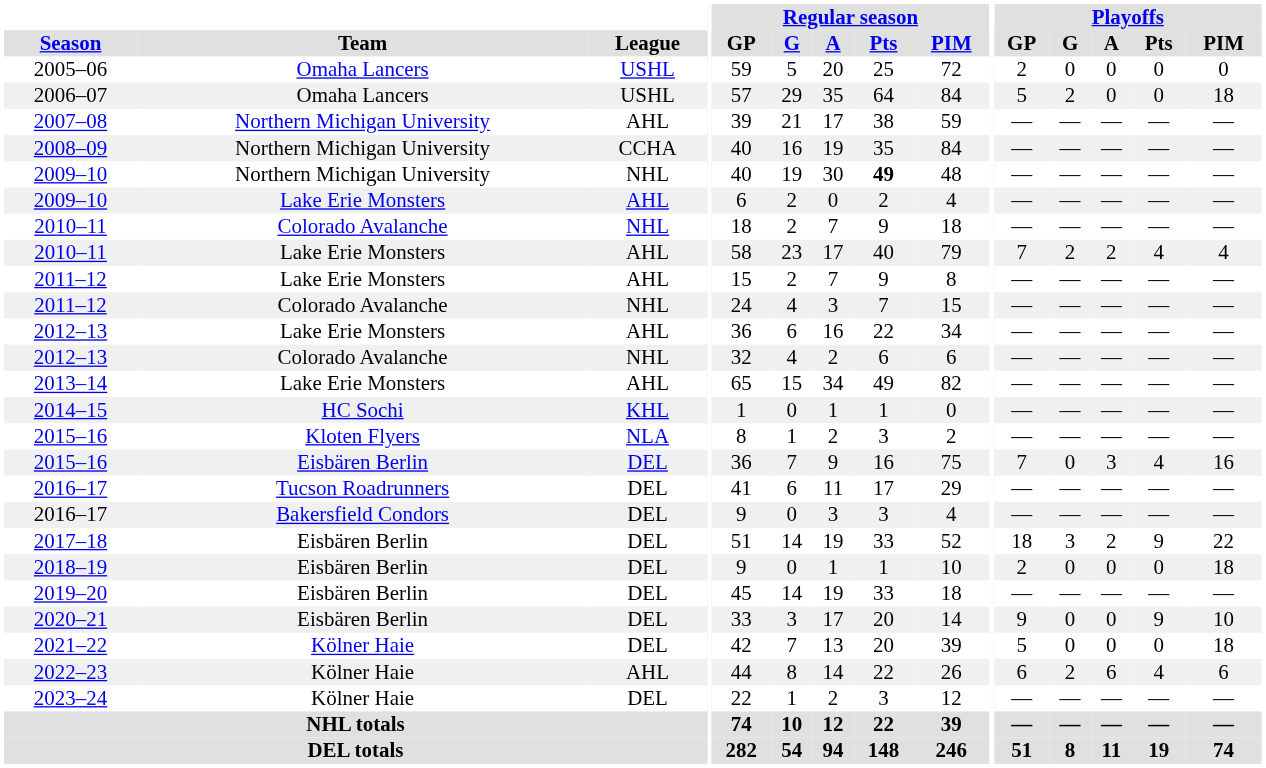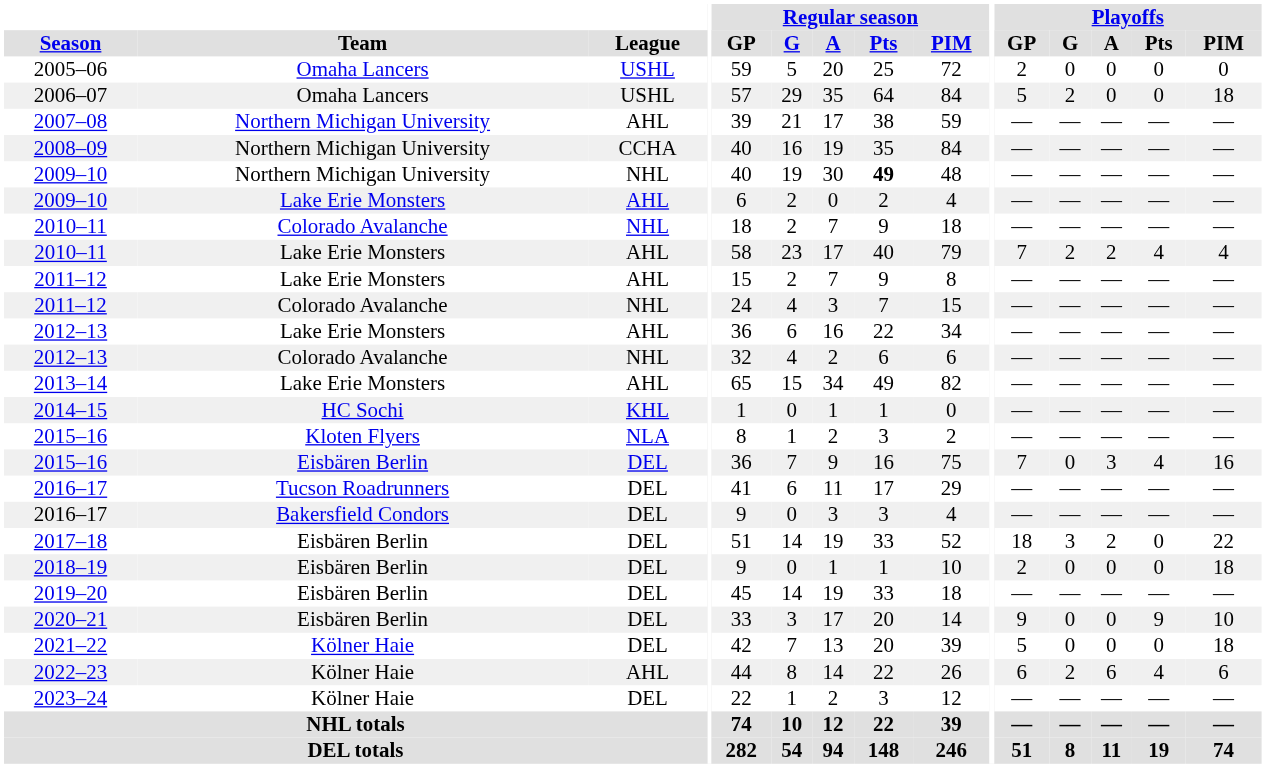(1159, 540) 9 -> (1159, 540) 0
